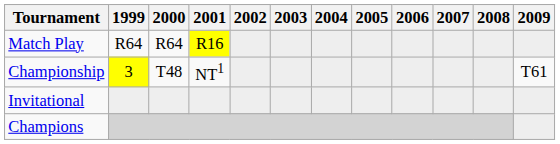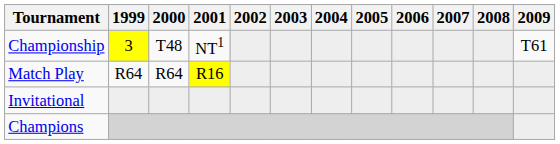rows swapped: (46, 43) <-> (56, 72)
